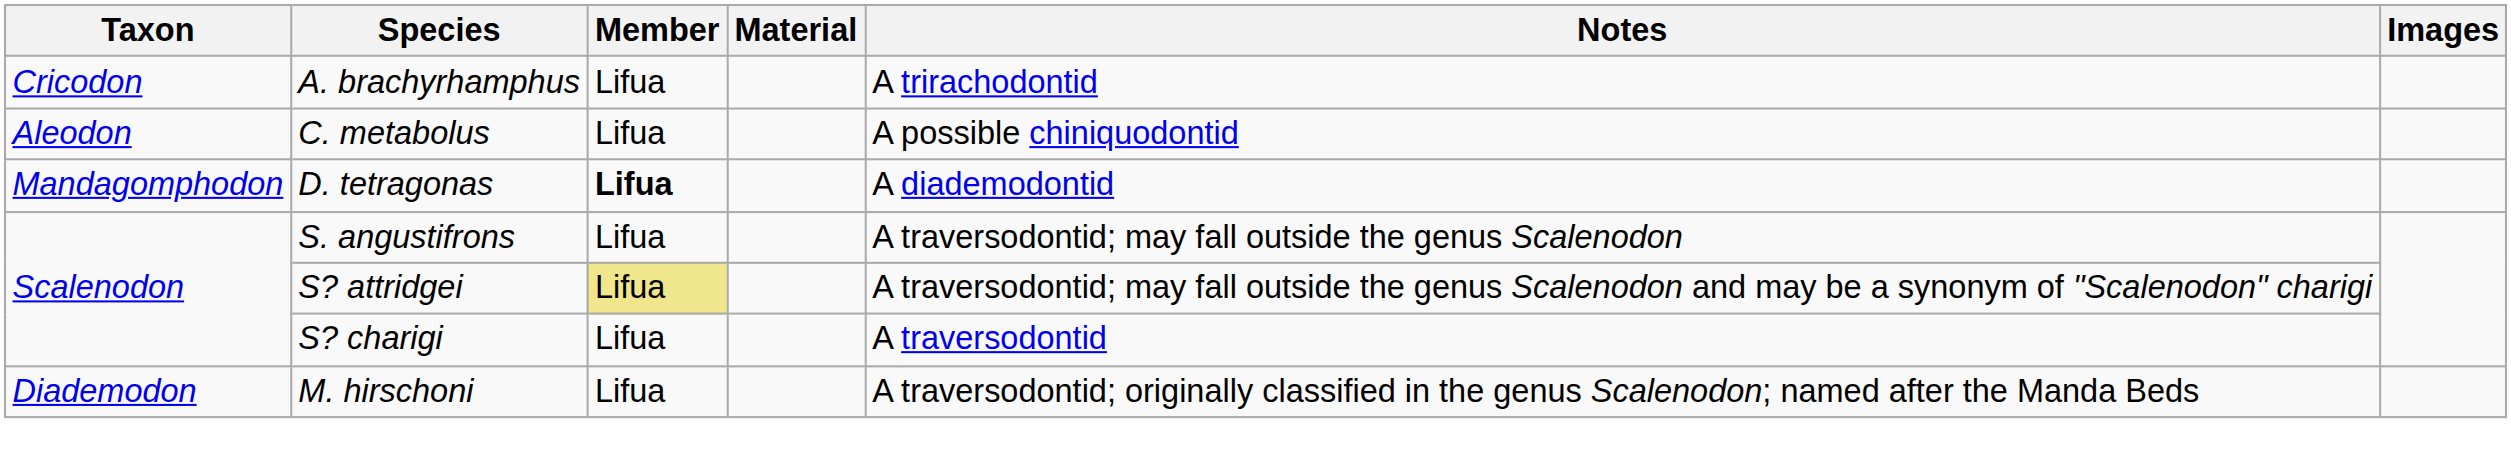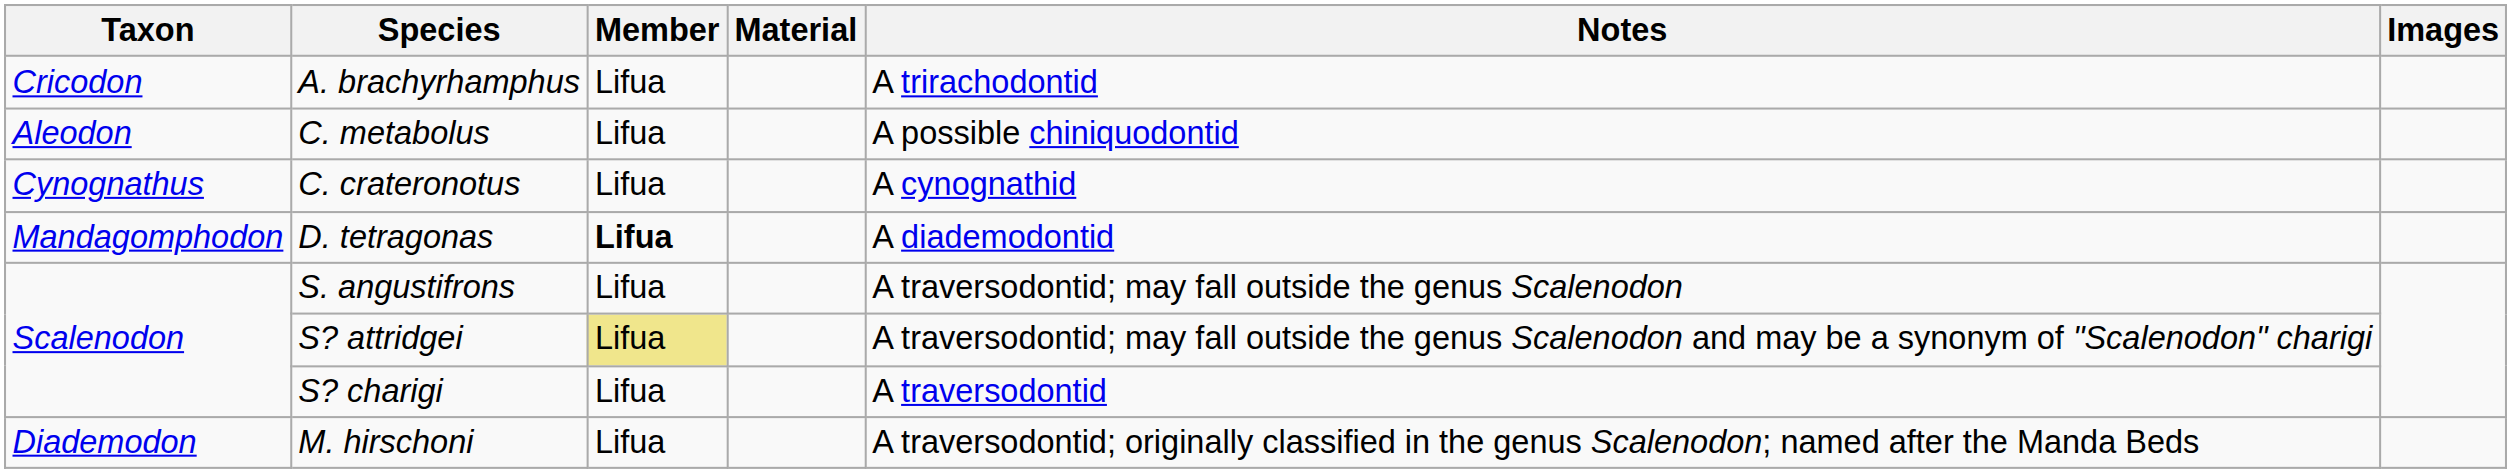+ row: (409, 184)
